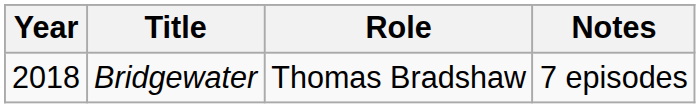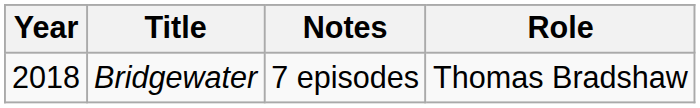columns swapped: (399, 28) <-> (614, 28)
